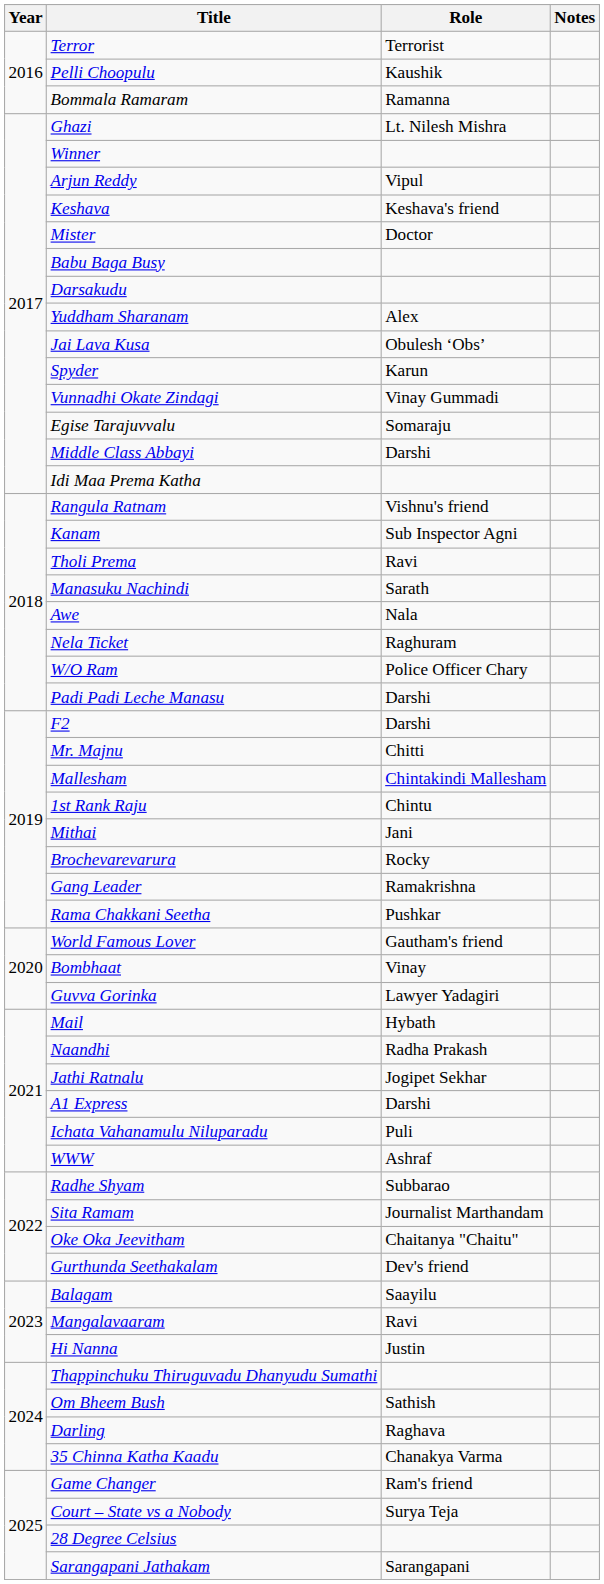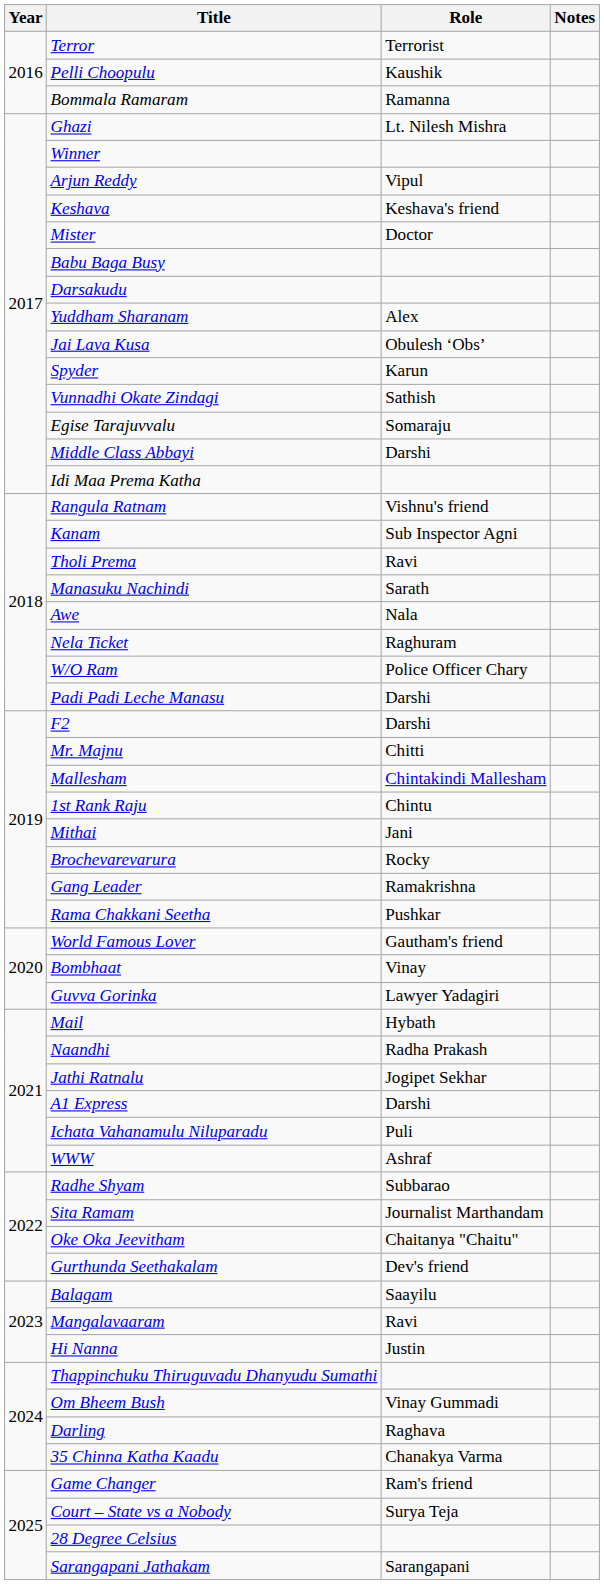(442, 398) Vinay Gummadi -> (410, 398) Sathish
(410, 1402) Sathish -> (442, 1402) Vinay Gummadi
